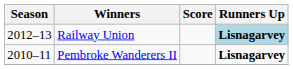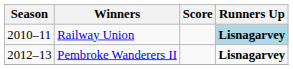(29, 34) 2012–13 -> (29, 34) 2010–11
(29, 54) 2010–11 -> (29, 54) 2012–13
